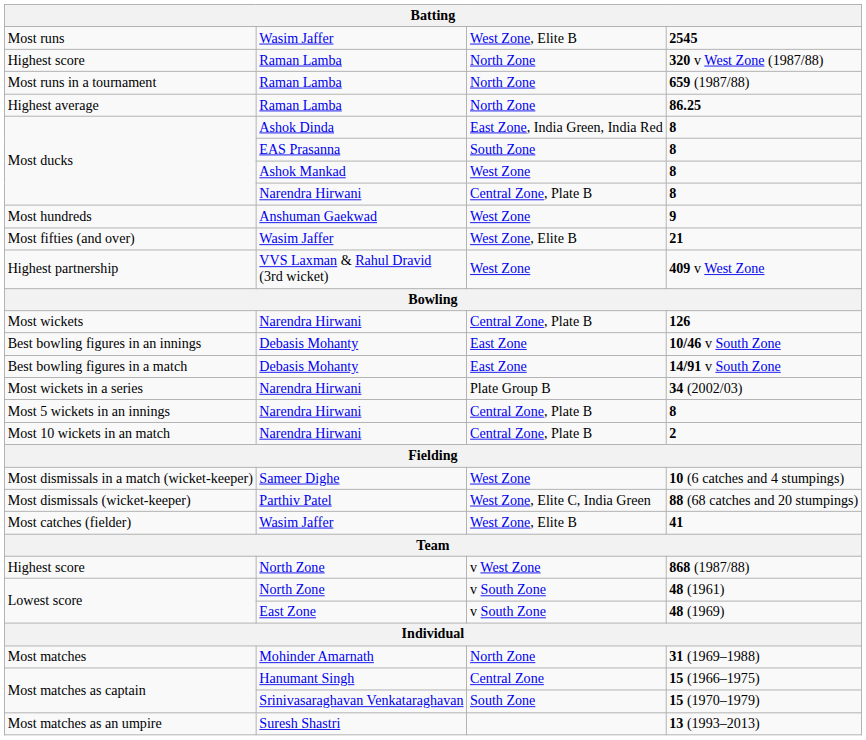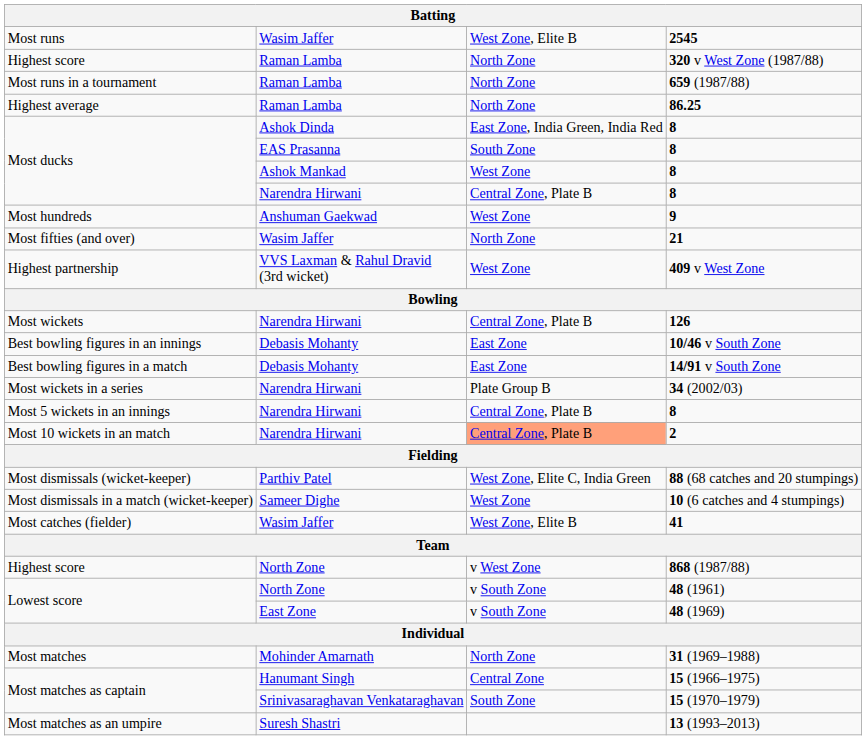(523, 238) West Zone, Elite B -> (503, 238) North Zone
(531, 433) no background -> (531, 433) lightsalmon background
rows swapped: (296, 500) <-> (299, 478)
